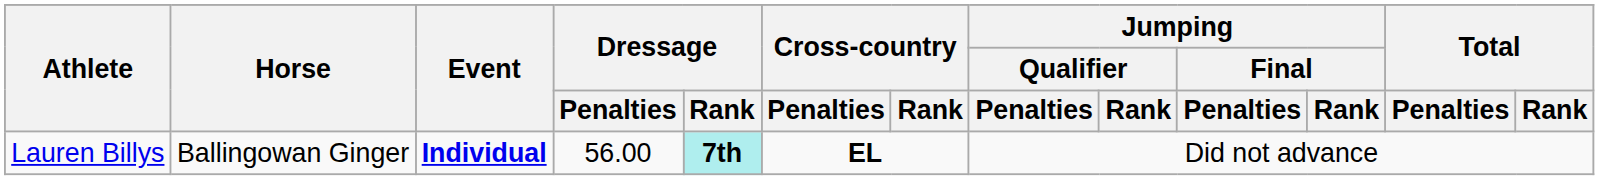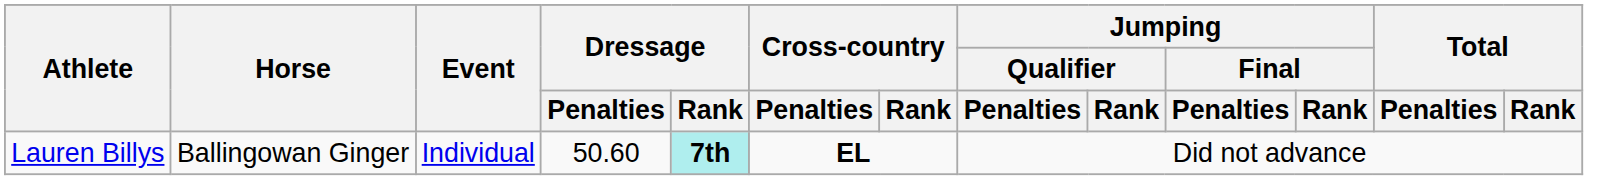(484, 153) bold -> (478, 153) normal
(618, 153) 56.00 -> (606, 153) 50.60
